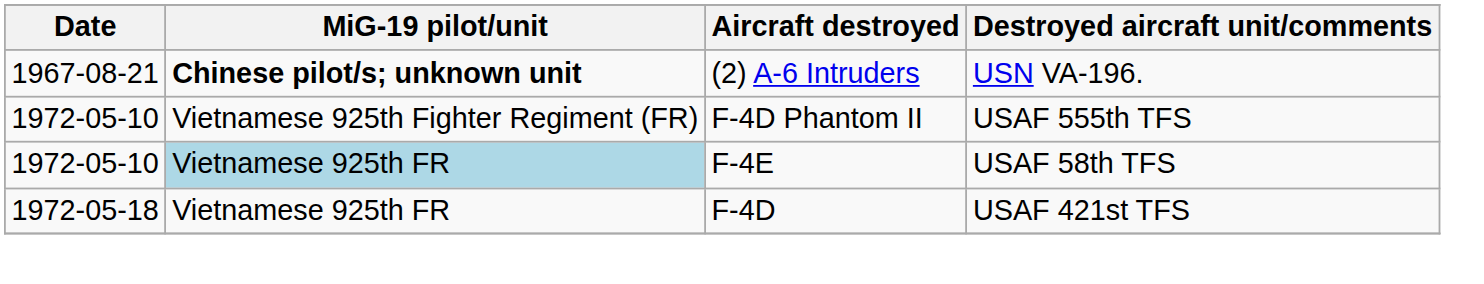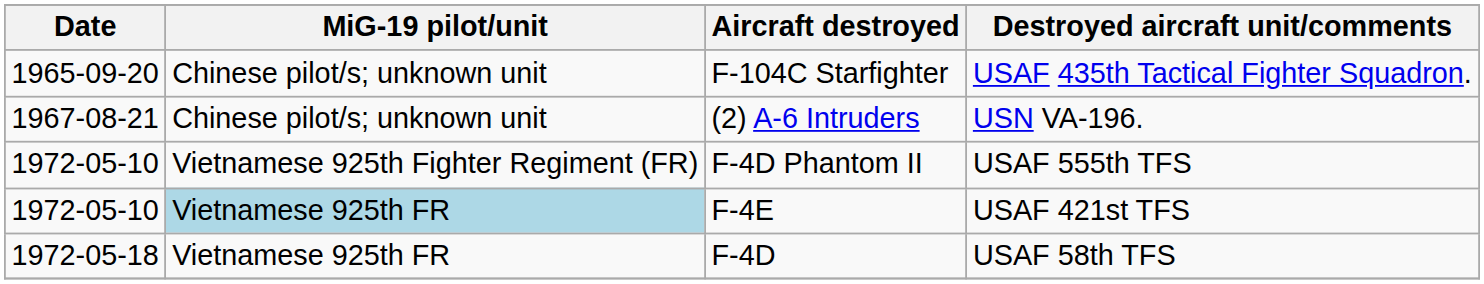+ row: (830, 73)
(377, 73) bold -> (359, 118) normal
(1074, 164) USAF 58th TFS -> (1081, 210) USAF 421st TFS
(1081, 210) USAF 421st TFS -> (1074, 255) USAF 58th TFS
